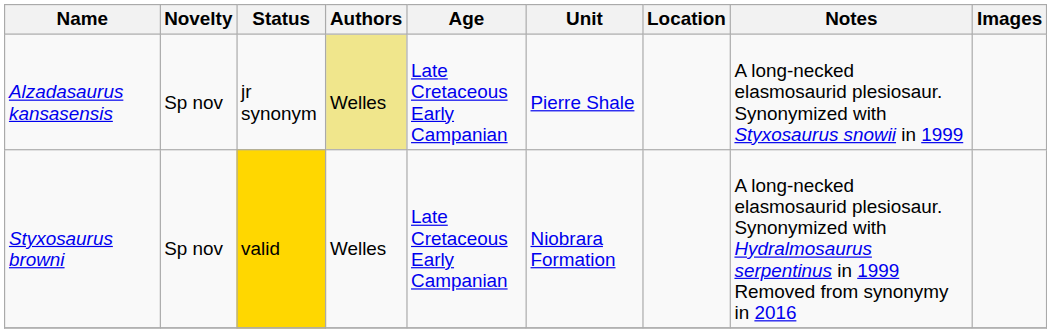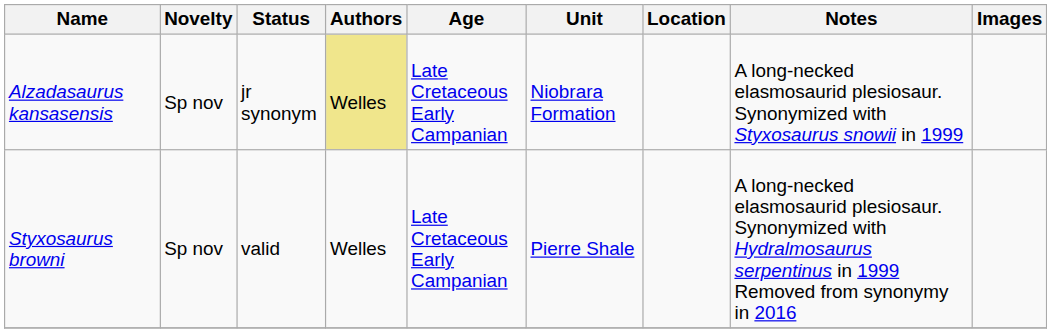(582, 102) Pierre Shale -> (573, 102) Niobrara Formation
(261, 249) gold background -> (261, 249) no background
(573, 249) Niobrara Formation -> (582, 249) Pierre Shale
